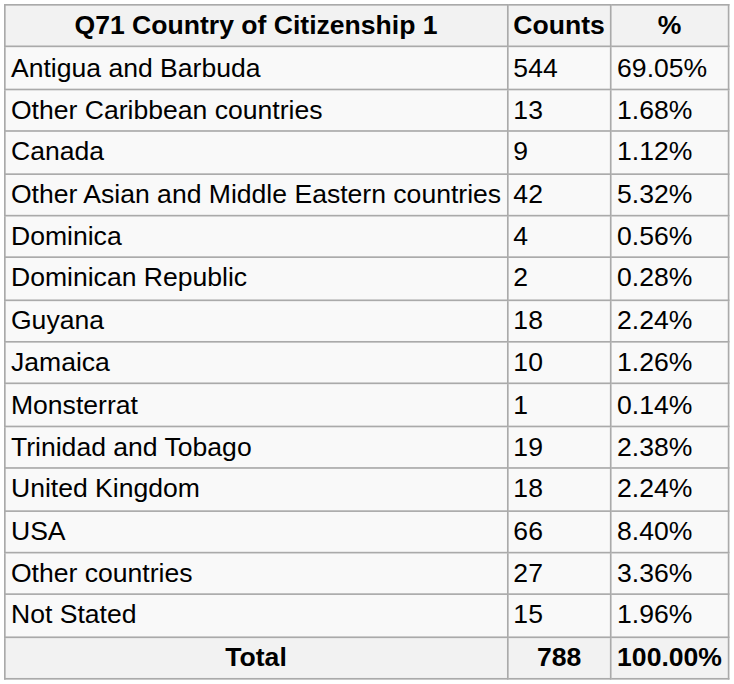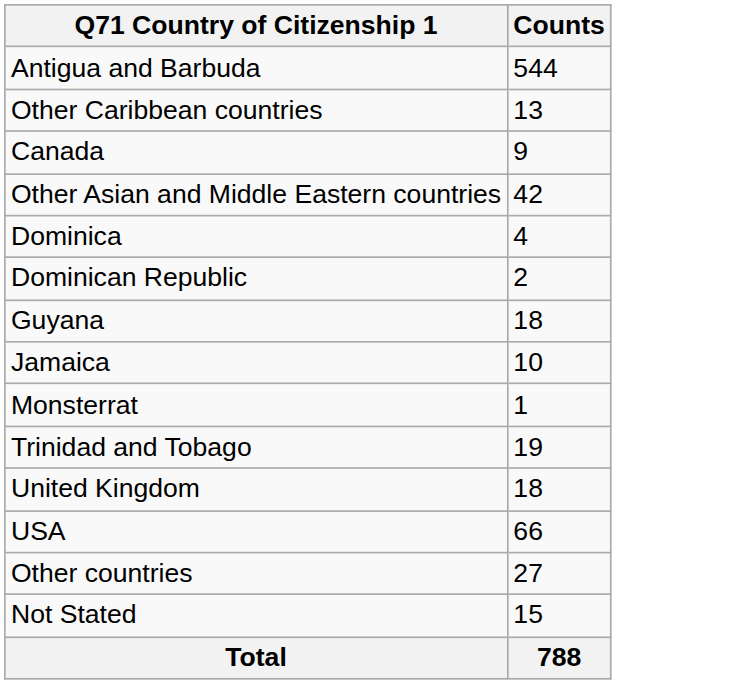- column: (670, 25)
